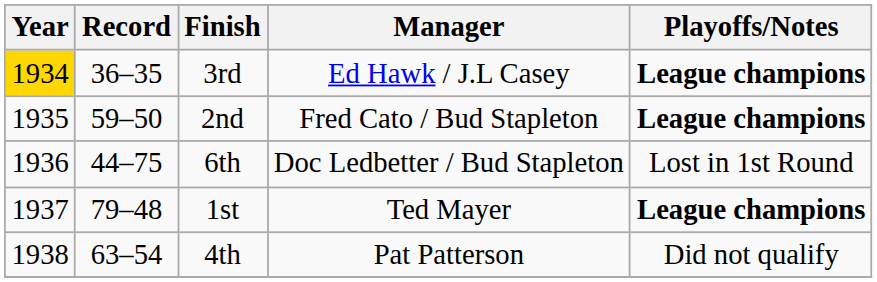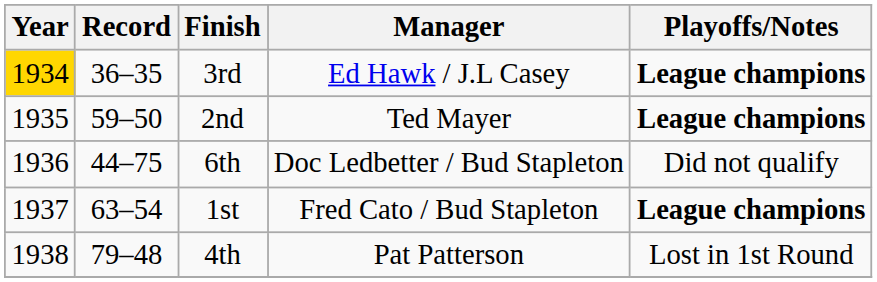(449, 118) Fred Cato / Bud Stapleton -> (449, 118) Ted Mayer
(751, 163) Lost in 1st Round -> (751, 163) Did not qualify
(127, 208) 79–48 -> (127, 208) 63–54
(449, 208) Ted Mayer -> (449, 208) Fred Cato / Bud Stapleton
(127, 254) 63–54 -> (127, 254) 79–48
(751, 254) Did not qualify -> (751, 254) Lost in 1st Round
